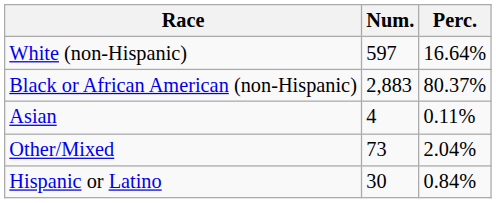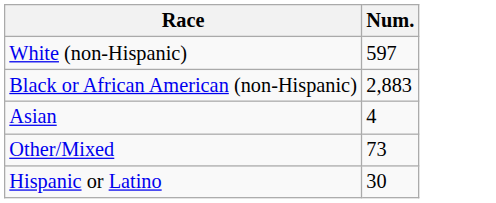- column: (455, 20)
